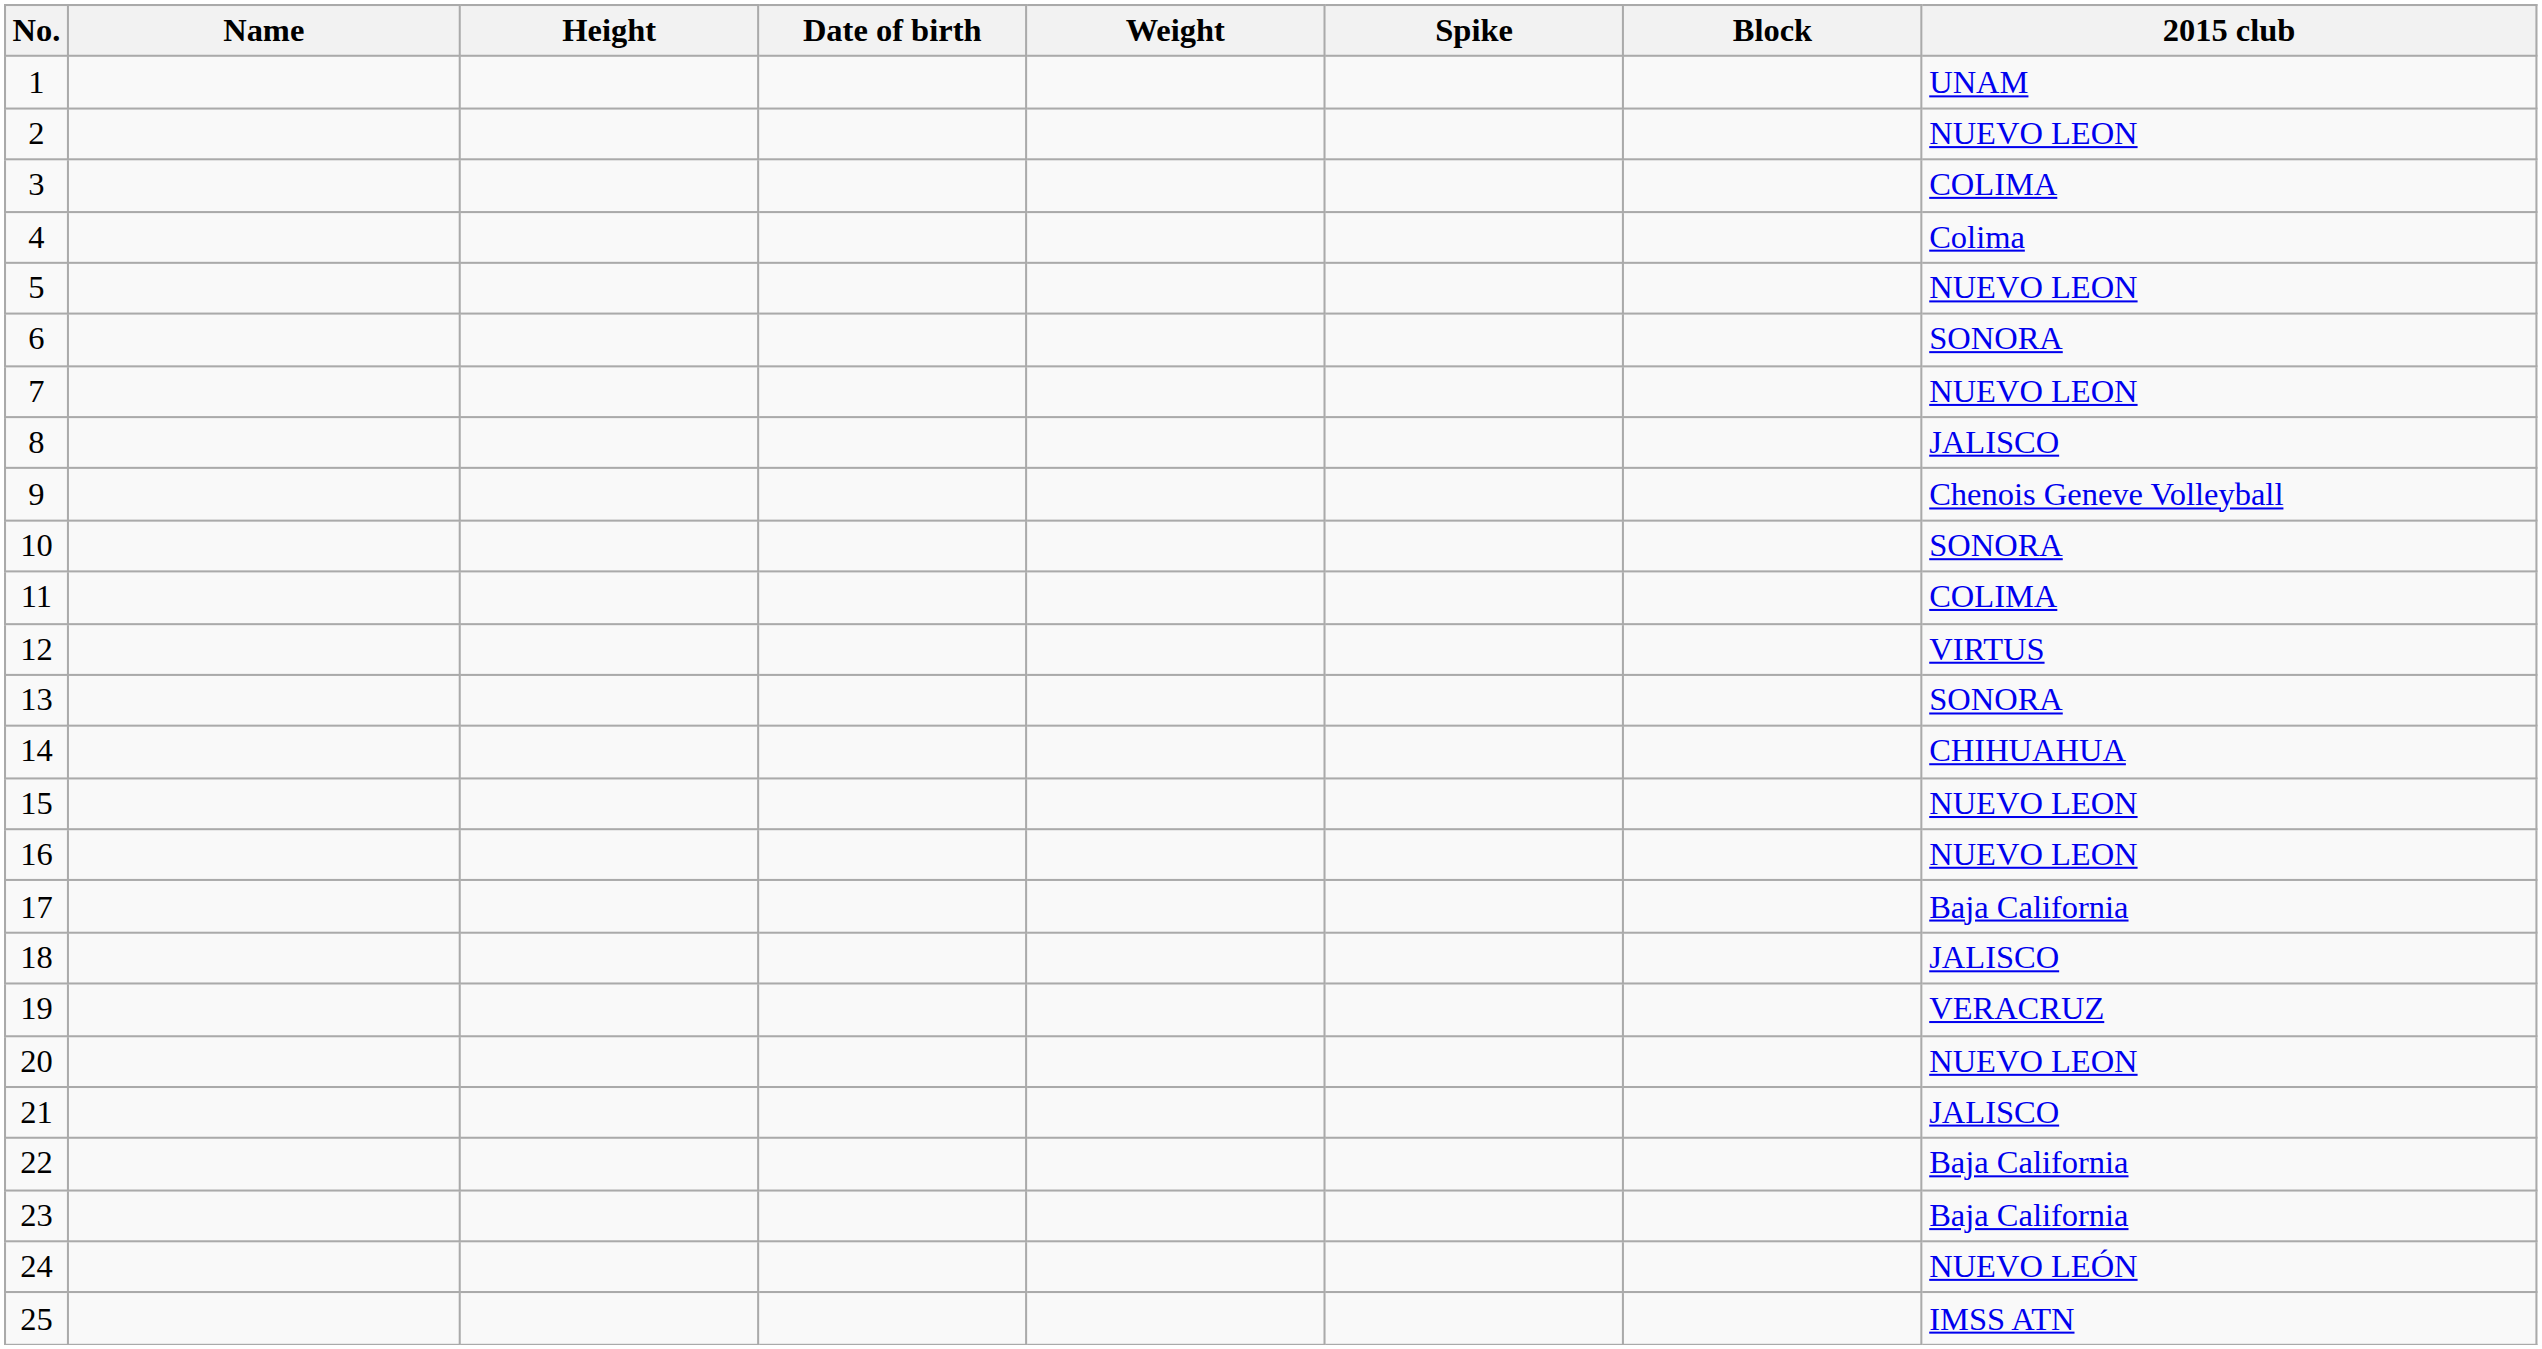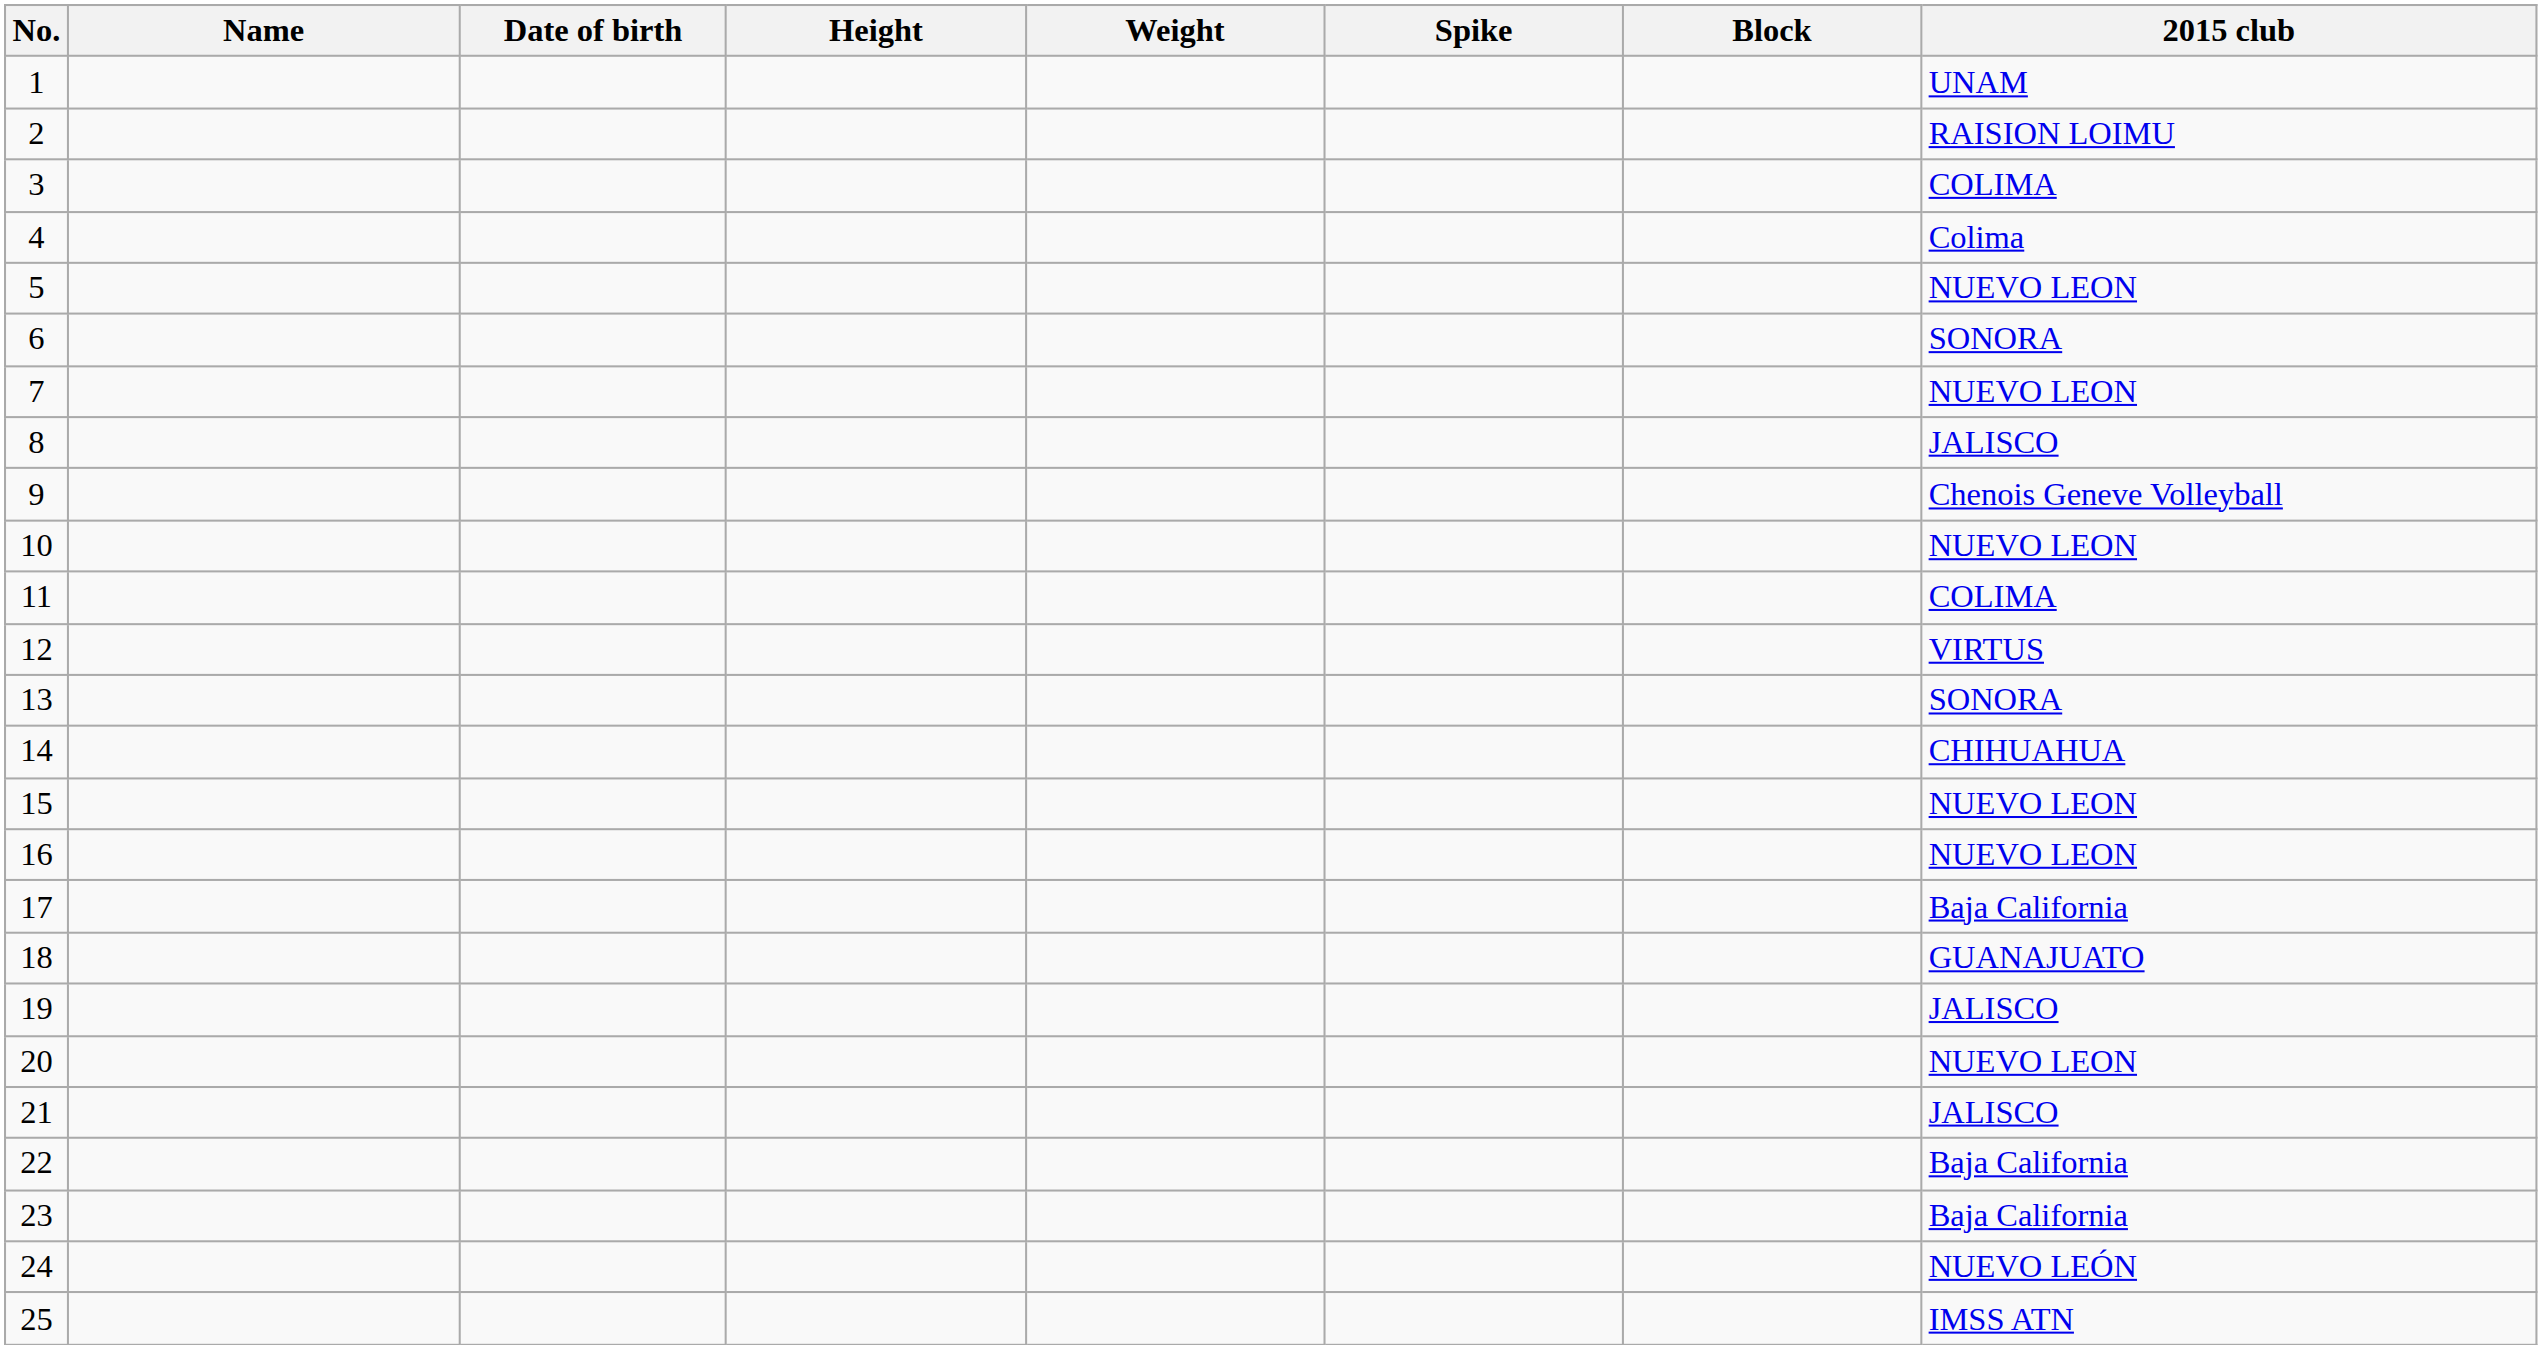columns swapped: (892, 30) <-> (609, 30)
(2033, 133) NUEVO LEON -> (2052, 133) RAISION LOIMU
(1996, 545) SONORA -> (2033, 545) NUEVO LEON
(1994, 957) JALISCO -> (2037, 957) GUANAJUATO
(2017, 1008) VERACRUZ -> (1994, 1008) JALISCO
